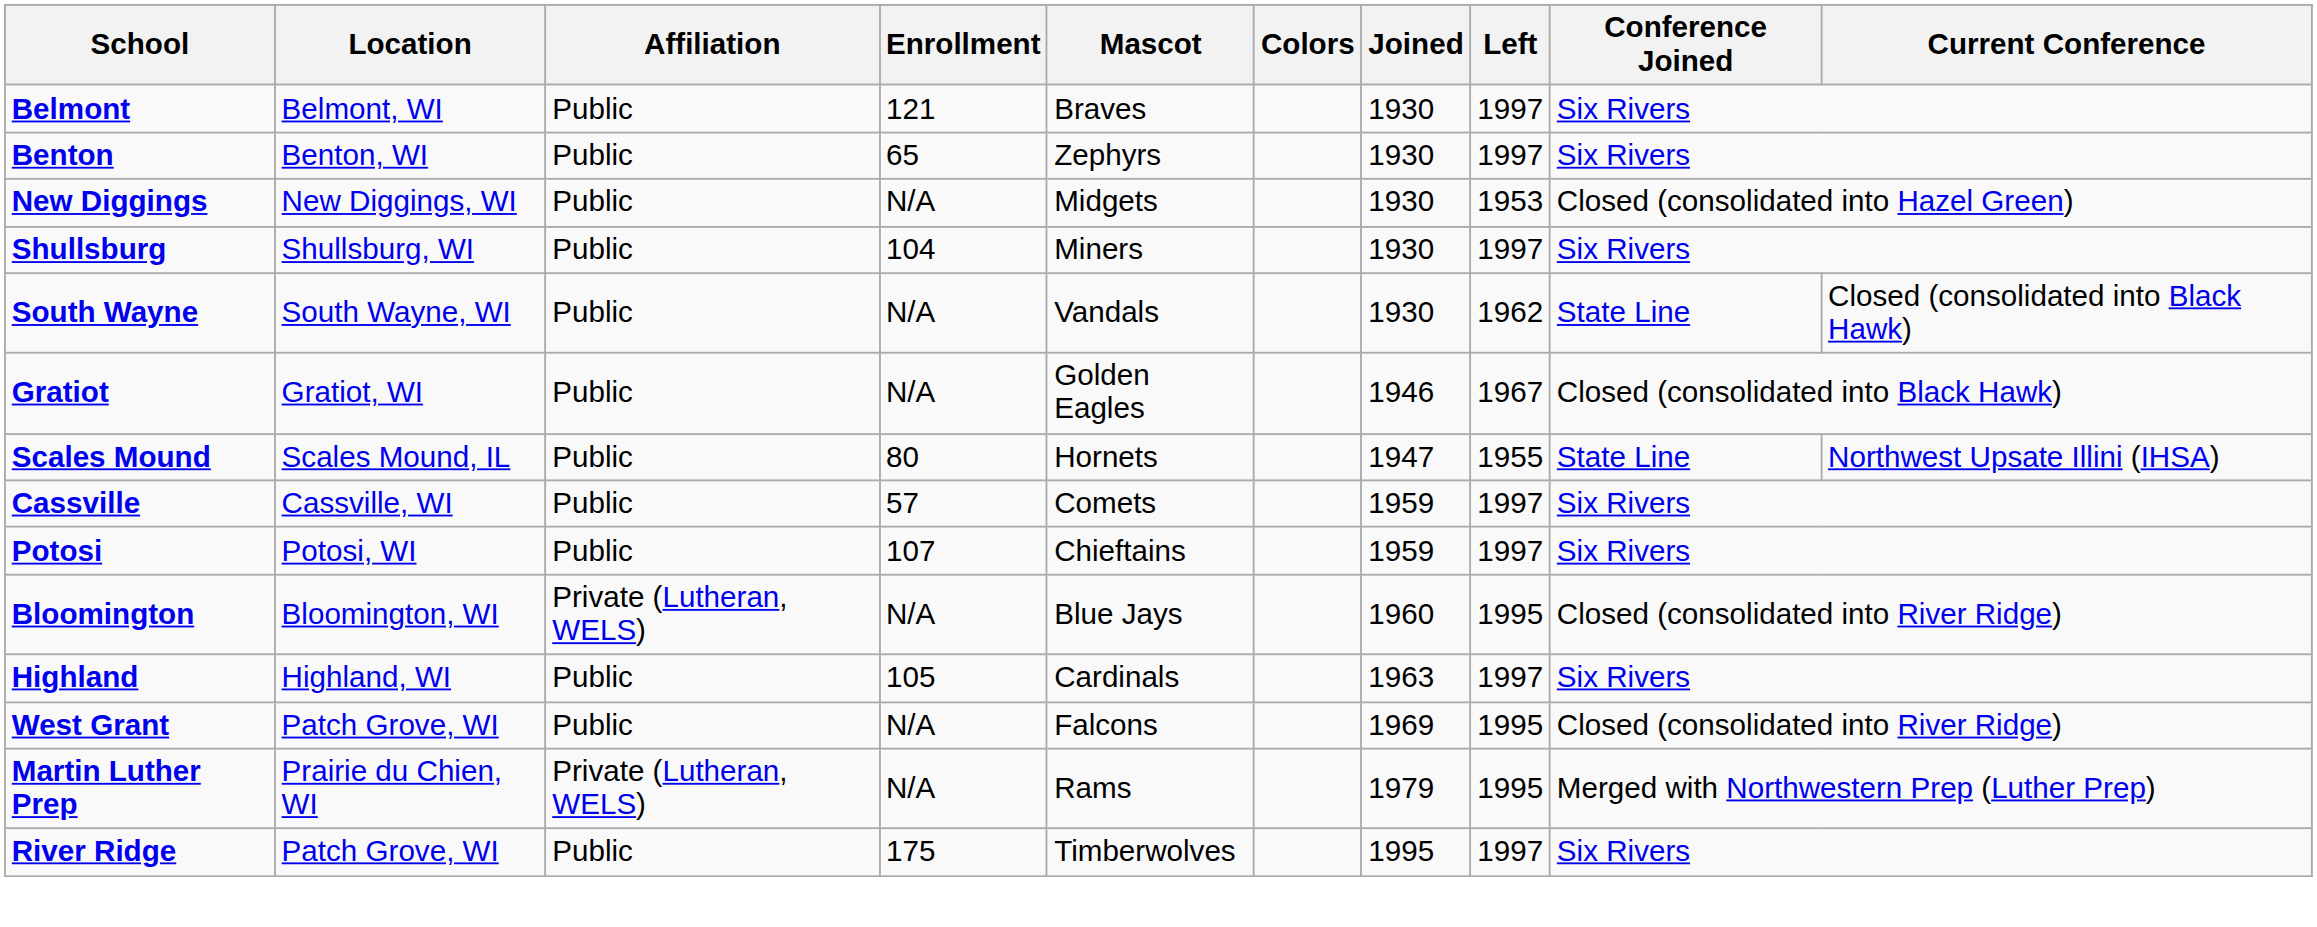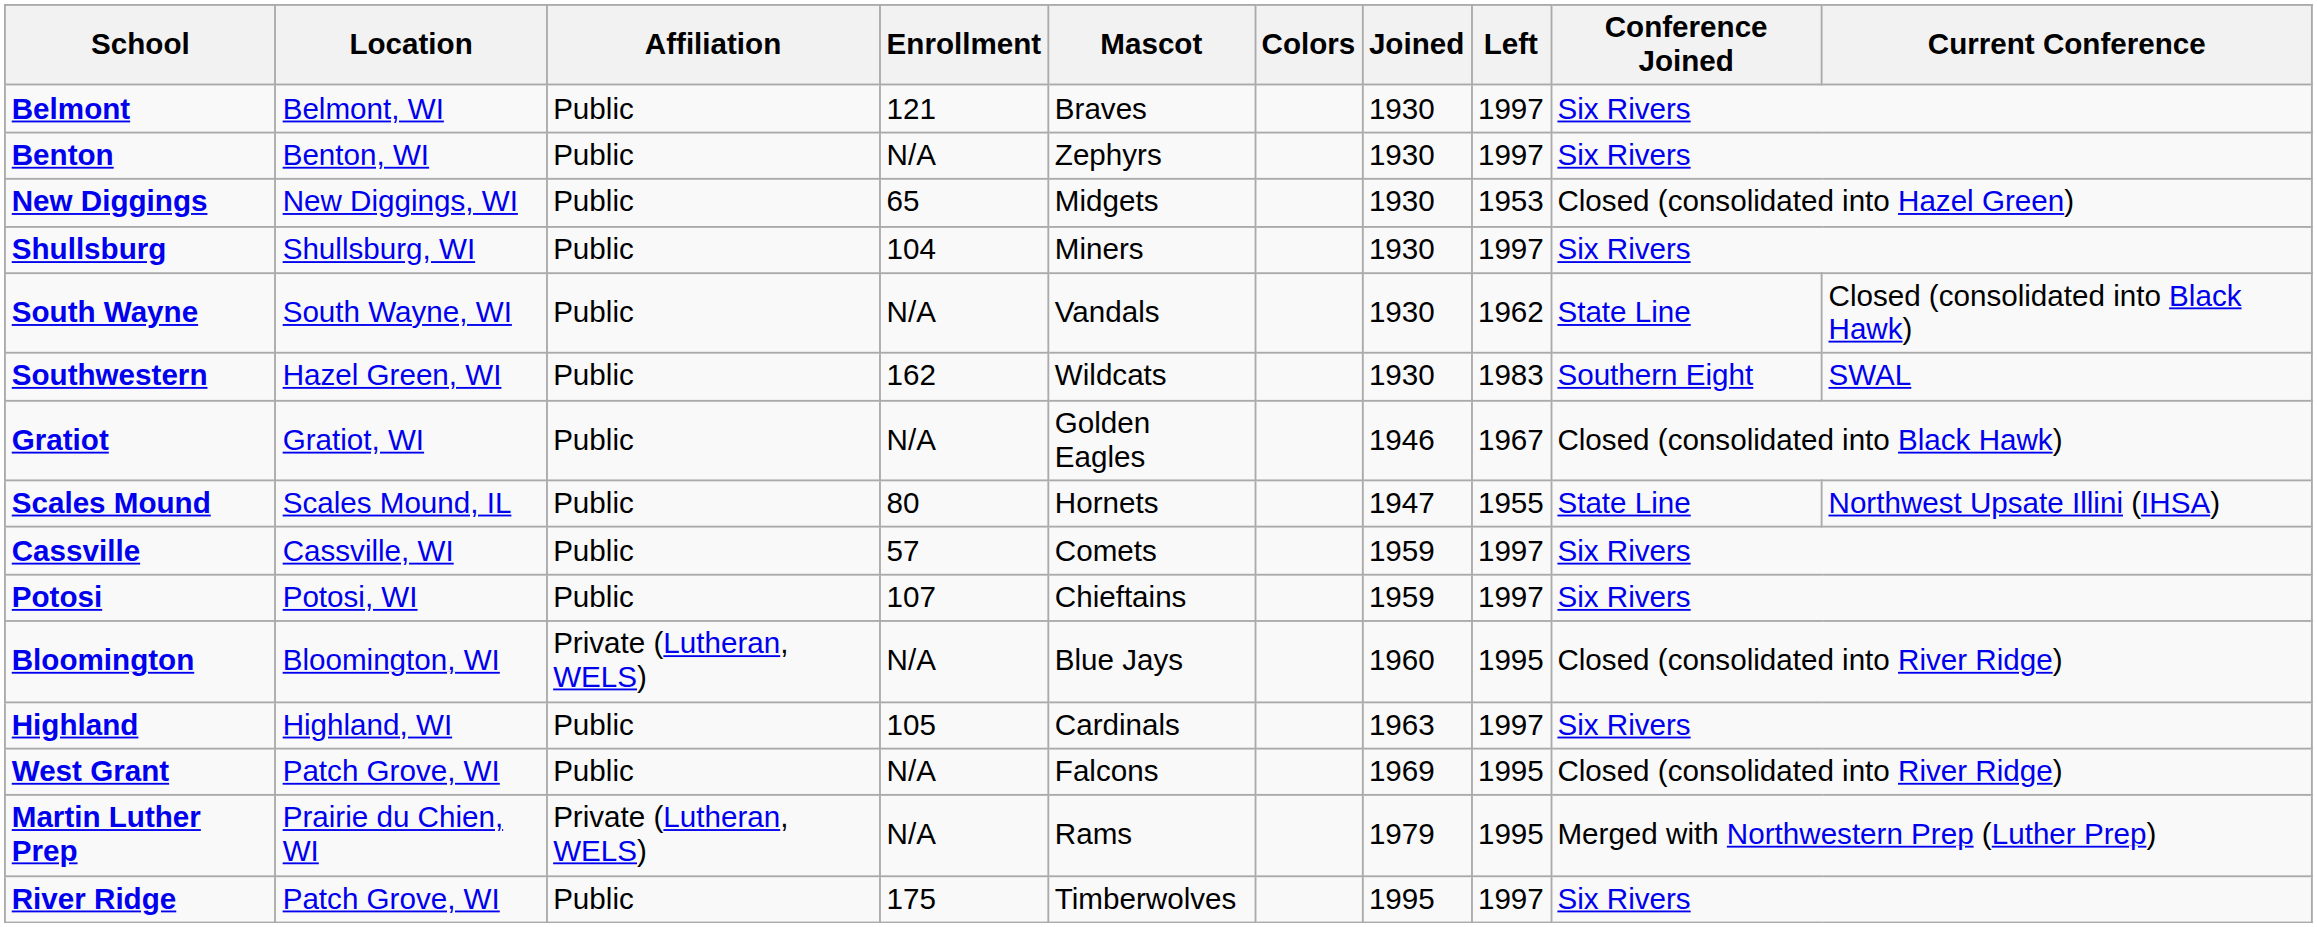(902, 155) 65 -> (911, 155) N/A
(911, 202) N/A -> (903, 202) 65
+ row: (110, 376)
